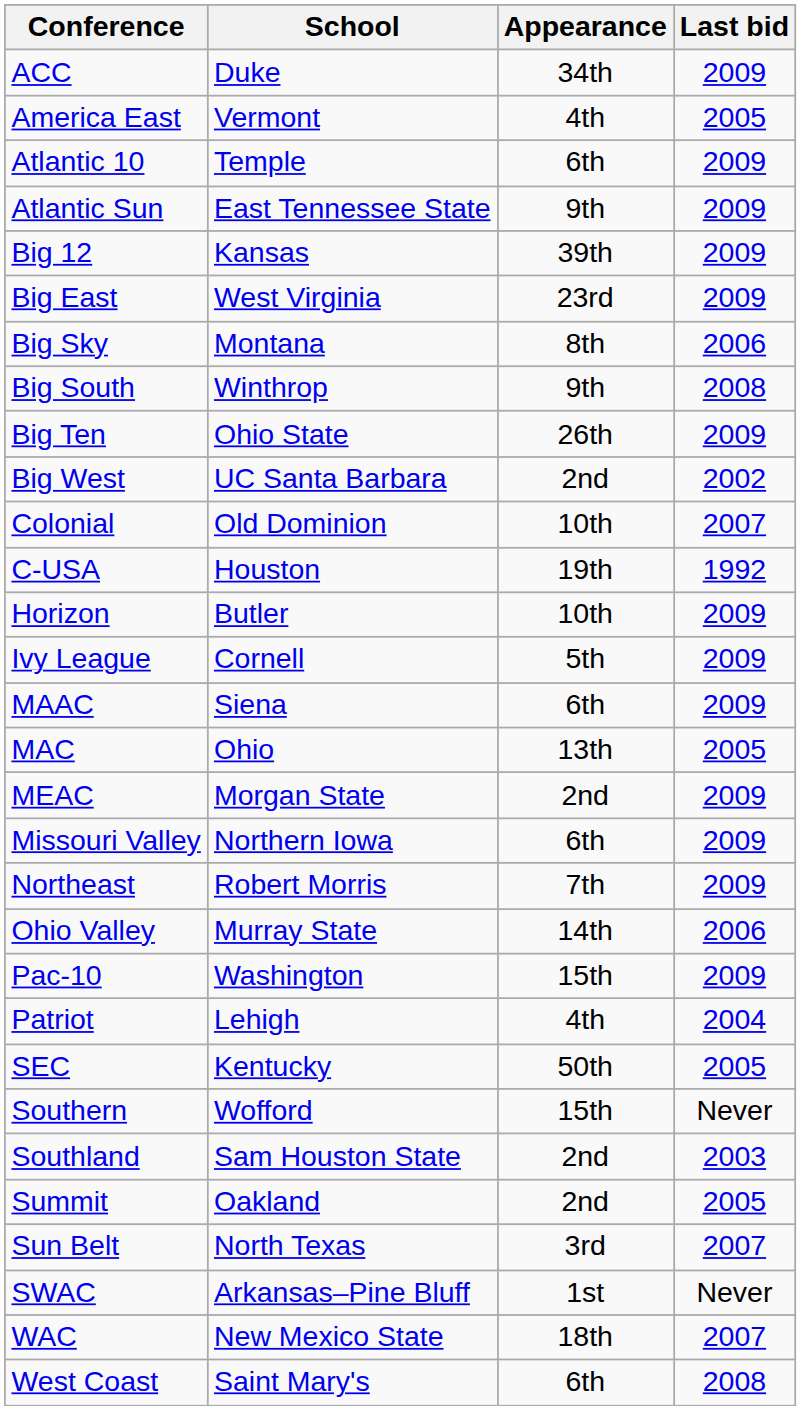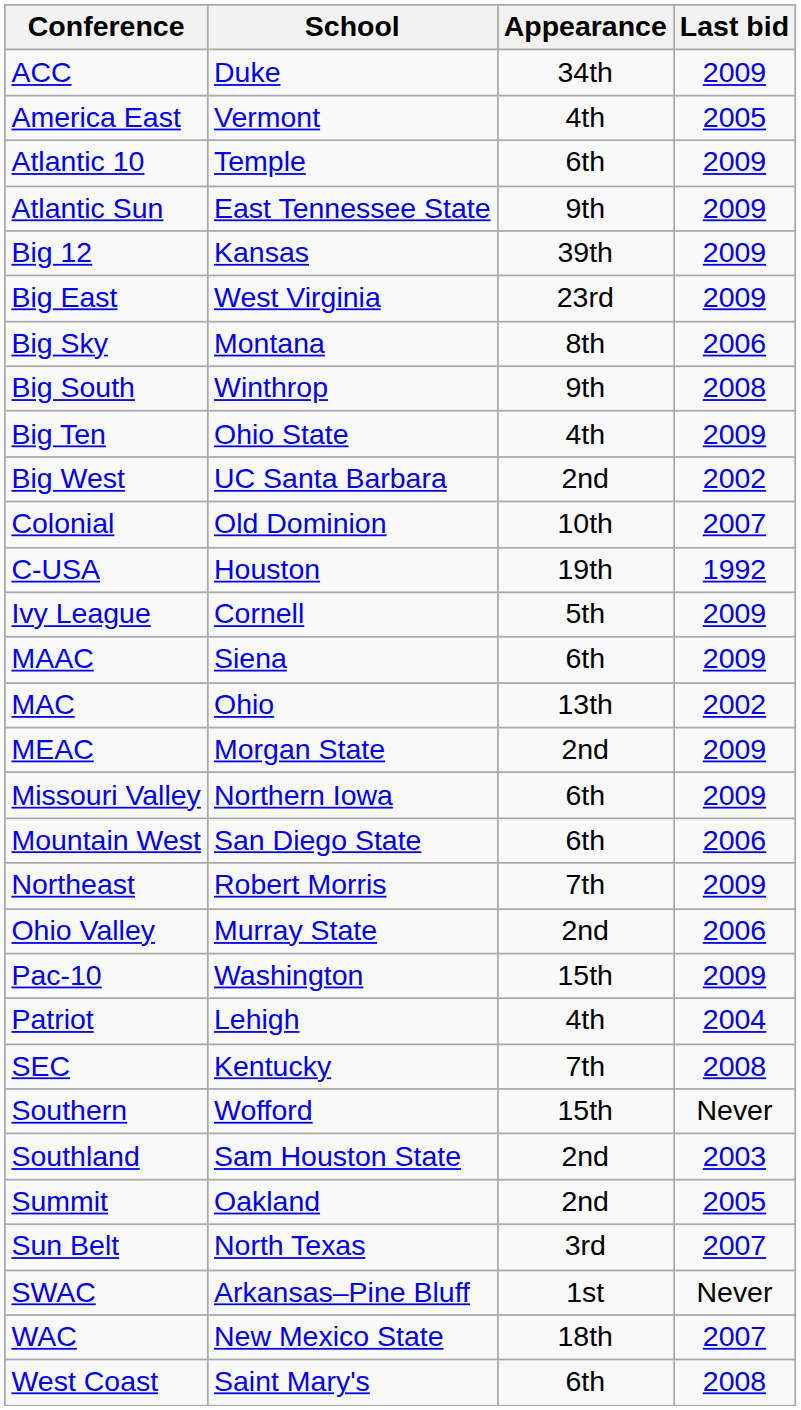(585, 433) 26th -> (585, 433) 4th
- row: (61, 614)
(734, 749) 2005 -> (734, 704) 2002
+ row: (106, 840)
(585, 930) 14th -> (585, 930) 2nd
(585, 1065) 50th -> (585, 1065) 7th
(734, 1065) 2005 -> (734, 1065) 2008
